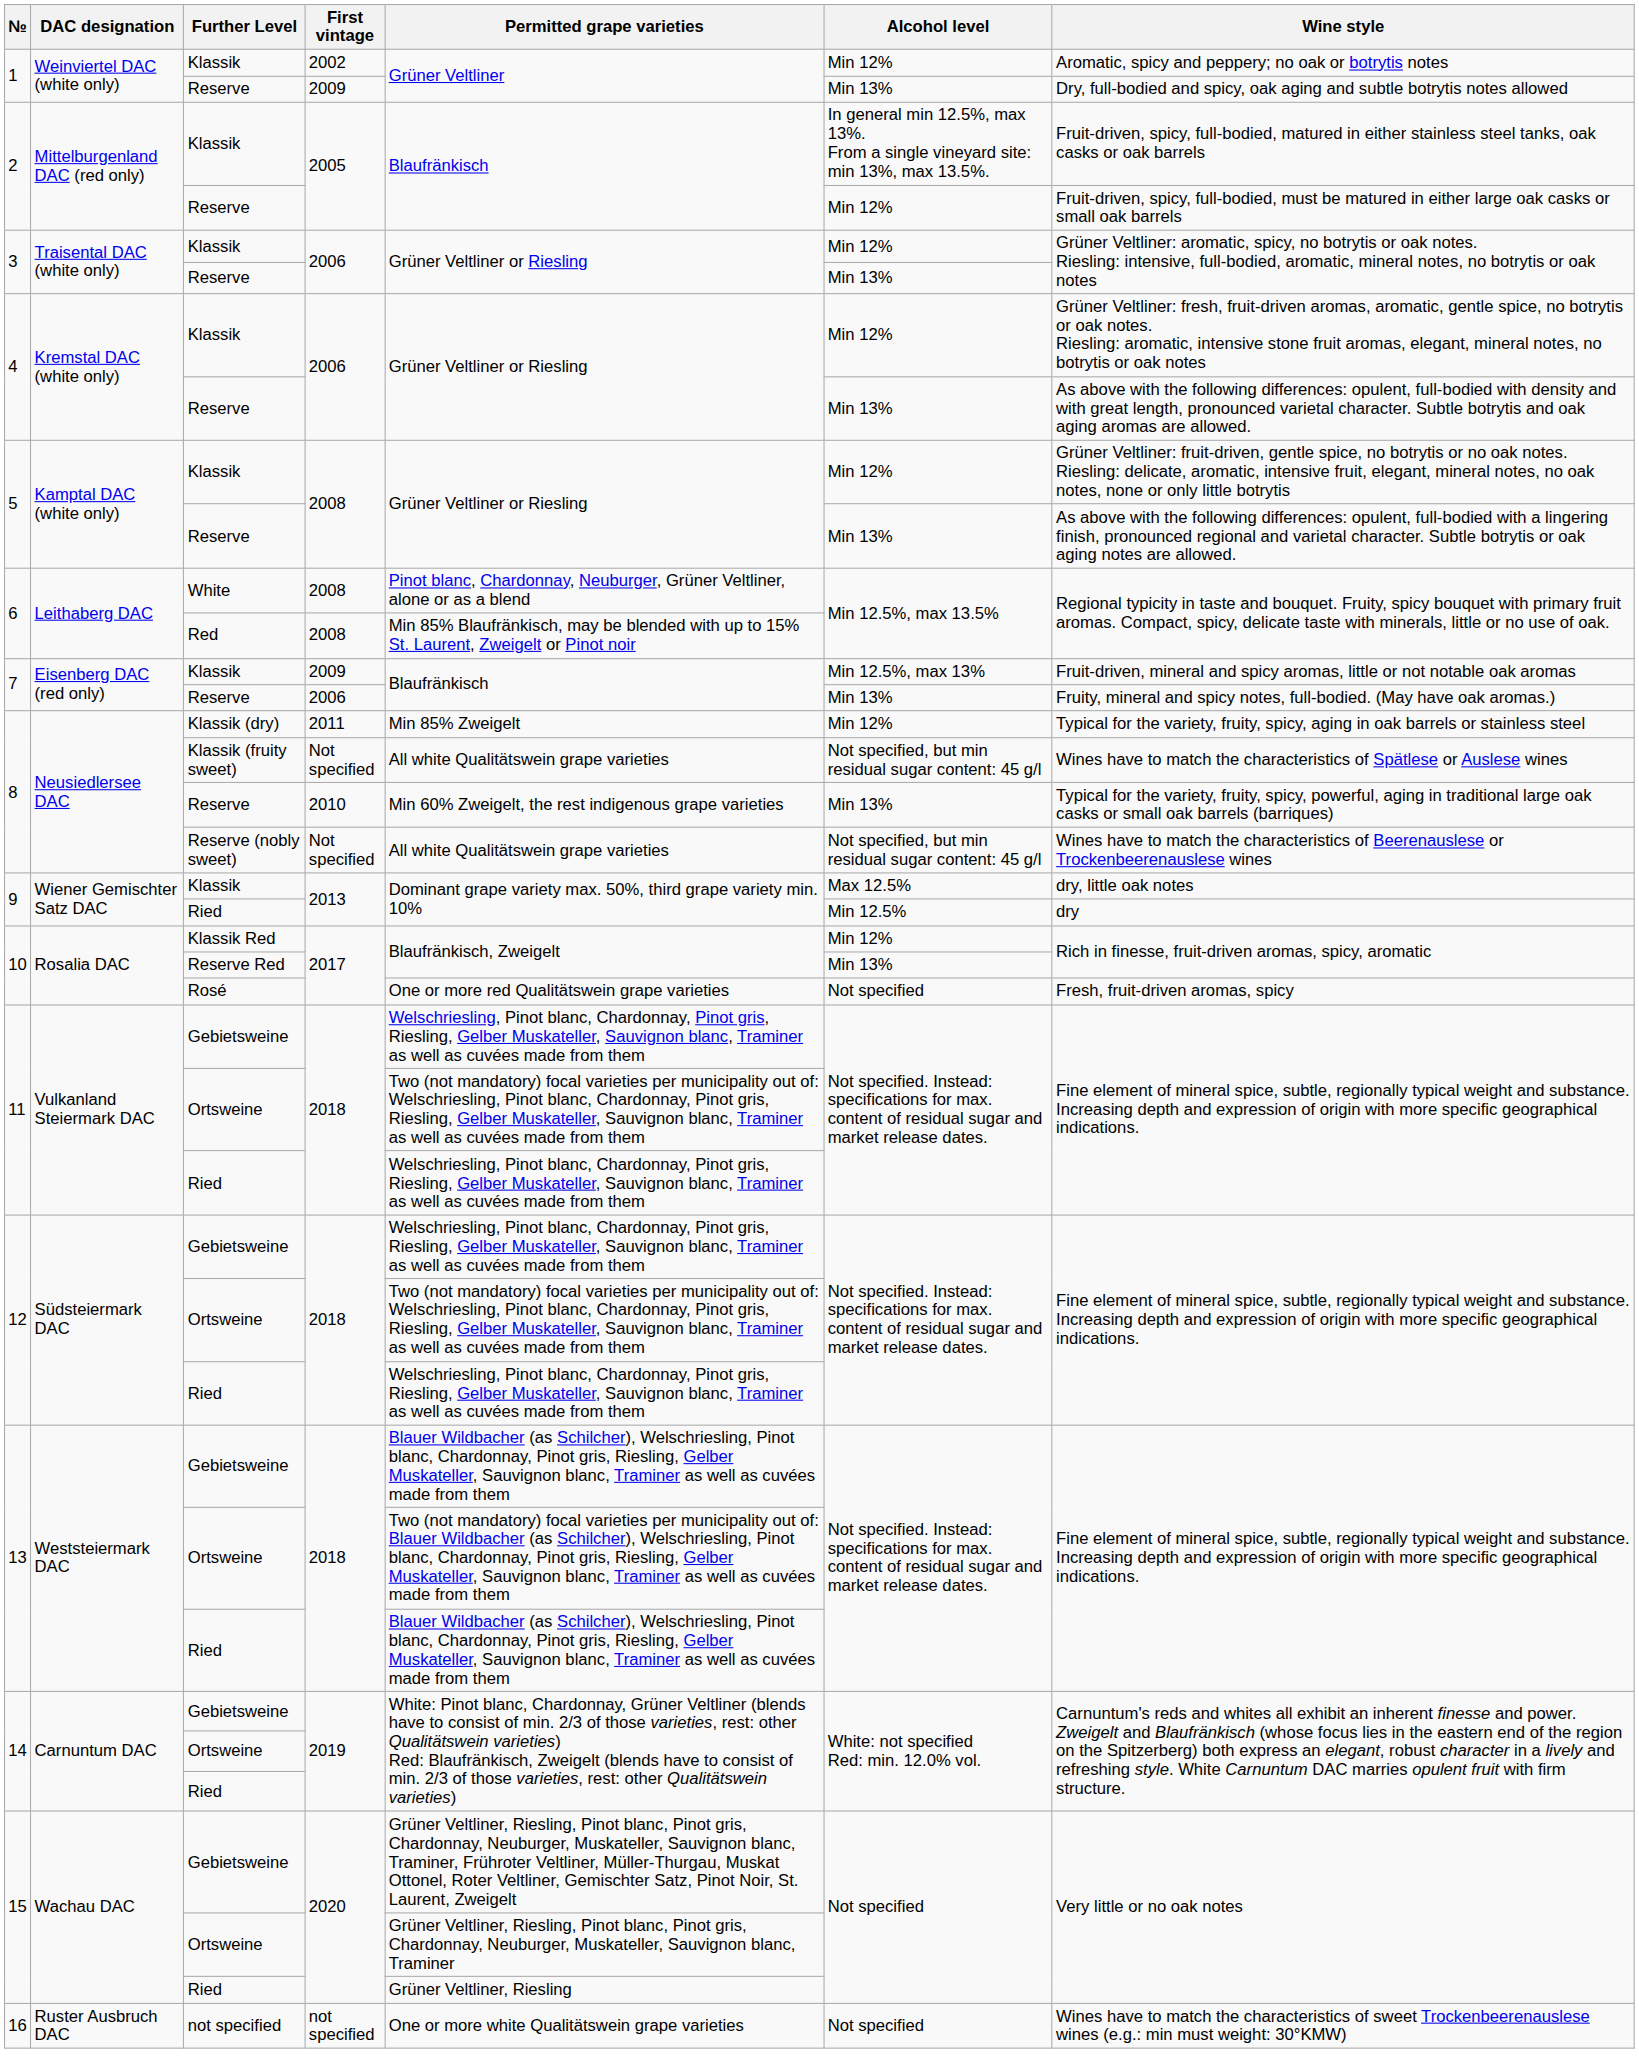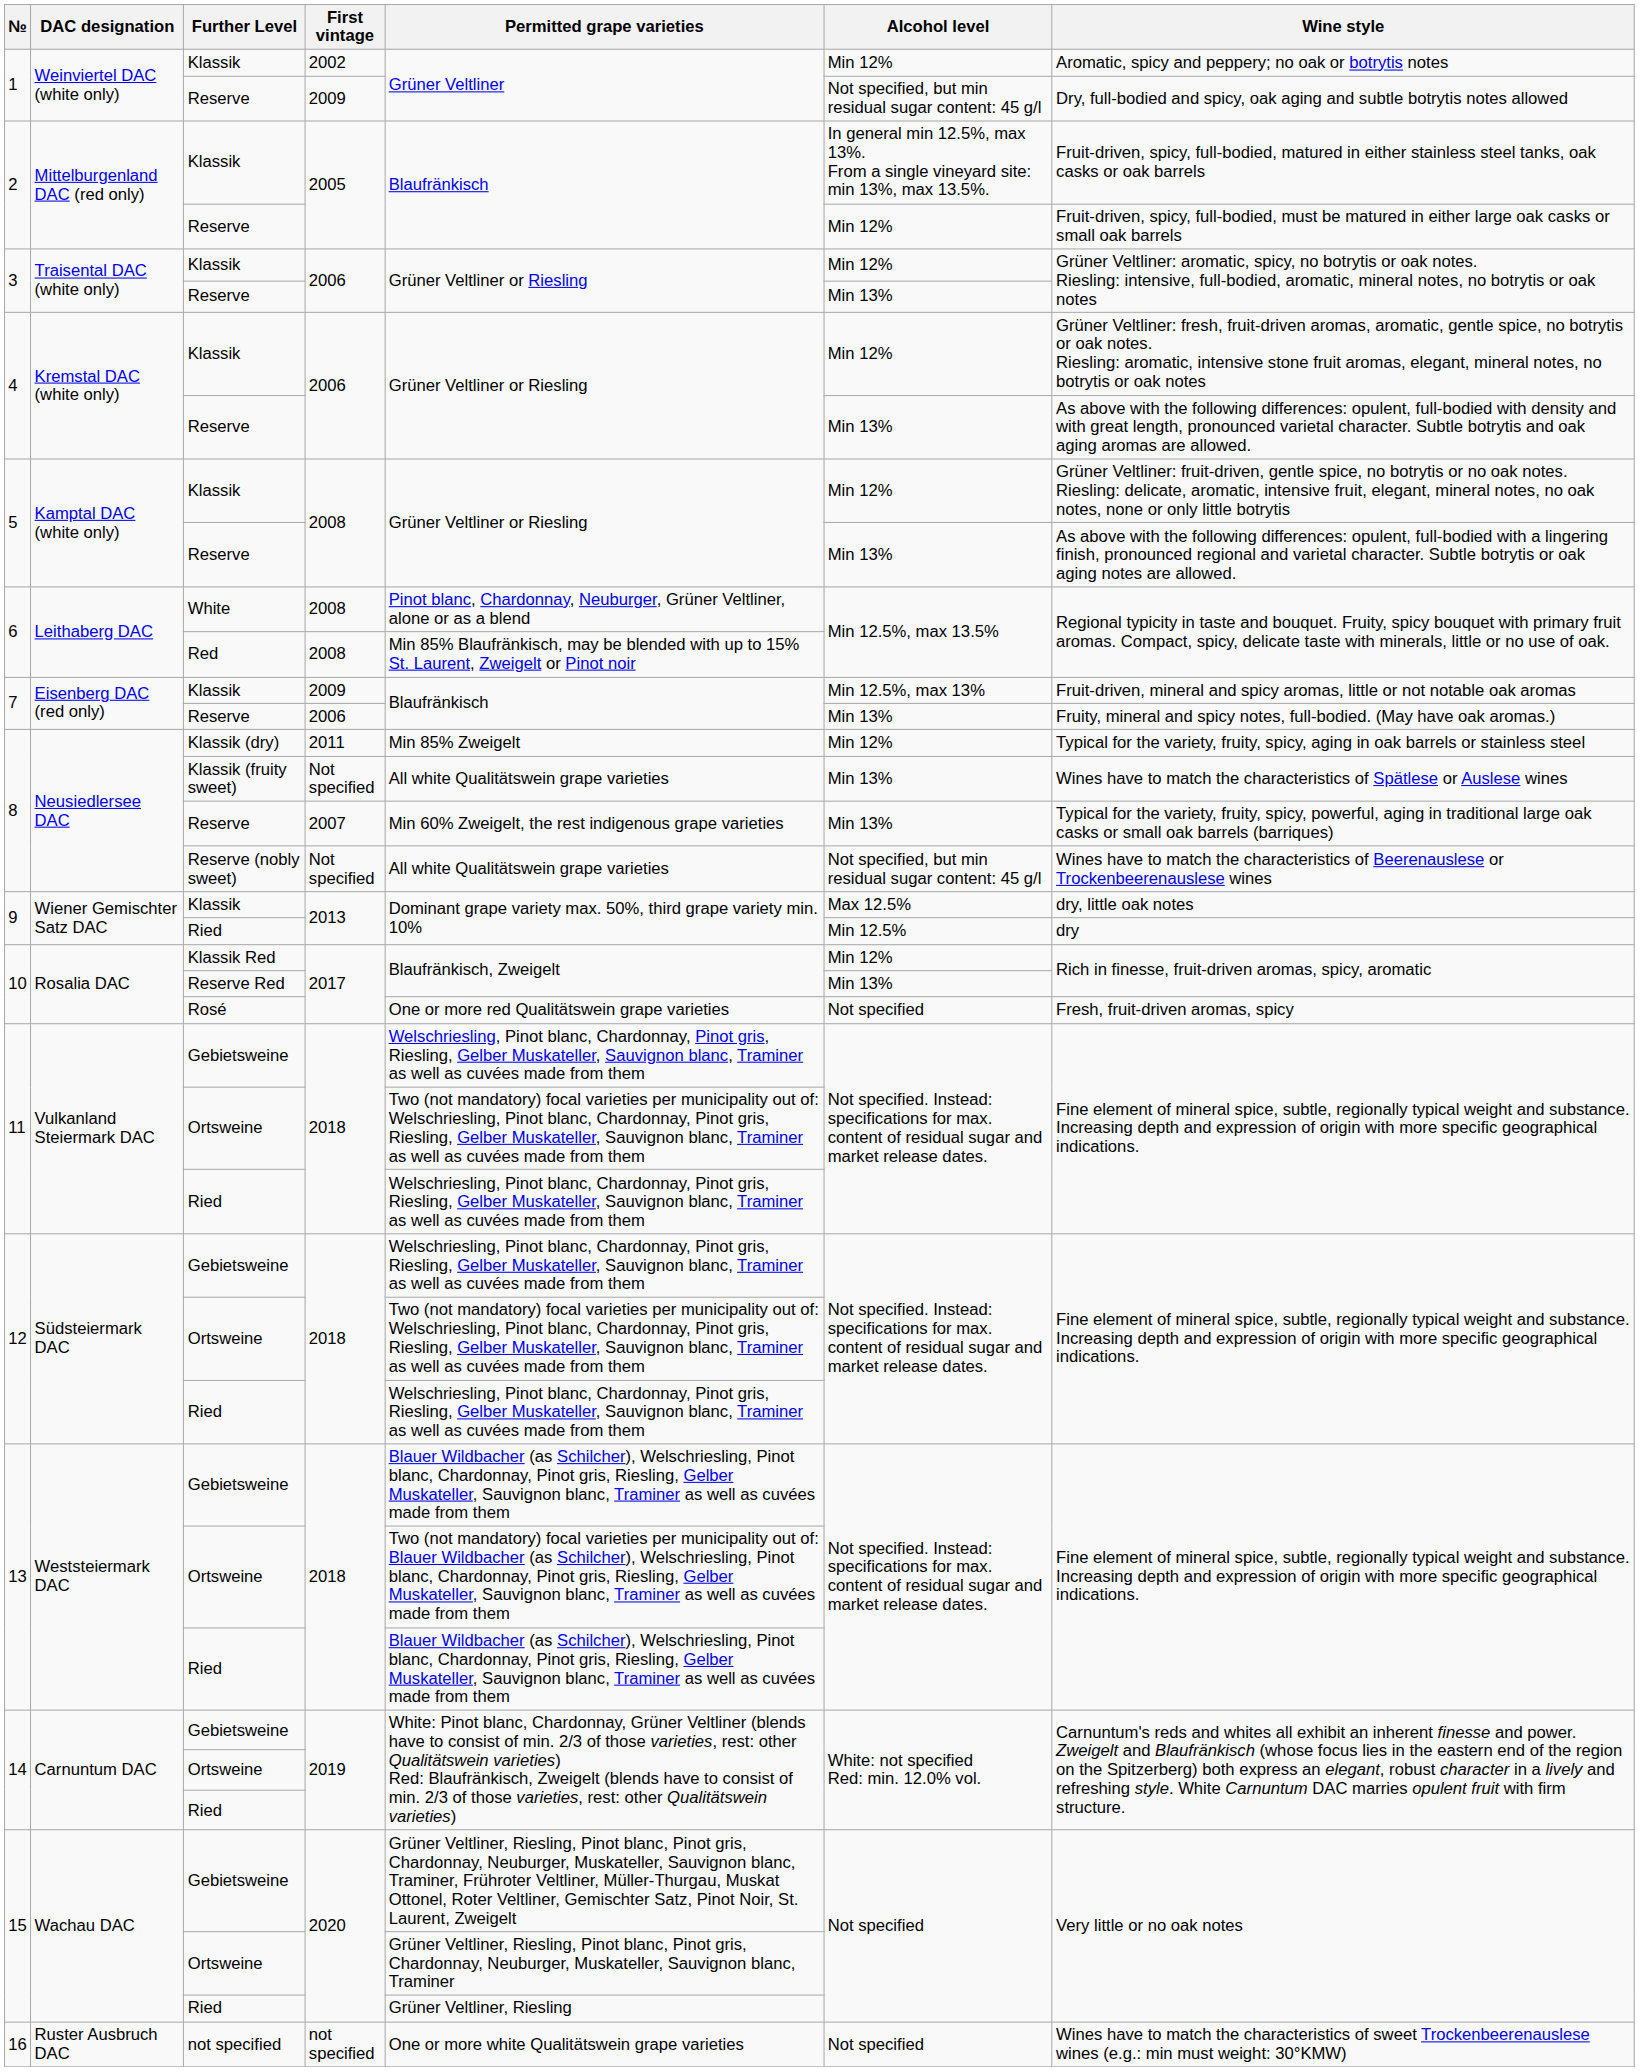(860, 89) Min 13% -> (935, 98) Not specified, but min residual sugar content: 45 g/l
(935, 759) Not specified, but min residual sugar content: 45 g/l -> (860, 778) Min 13%
(327, 804) 2010 -> (327, 823) 2007
